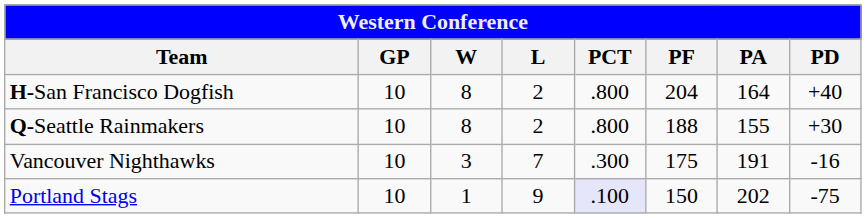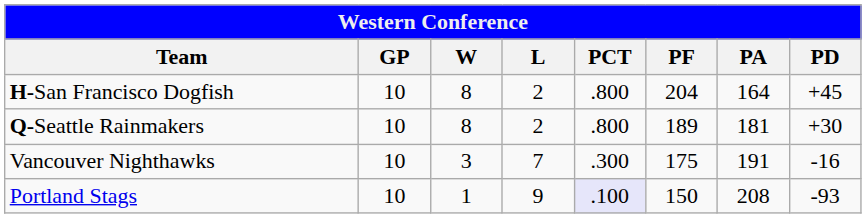(825, 91) +40 -> (825, 91) +45
(682, 126) 188 -> (682, 126) 189
(753, 126) 155 -> (753, 126) 181
(753, 195) 202 -> (753, 195) 208
(825, 195) -75 -> (825, 195) -93
